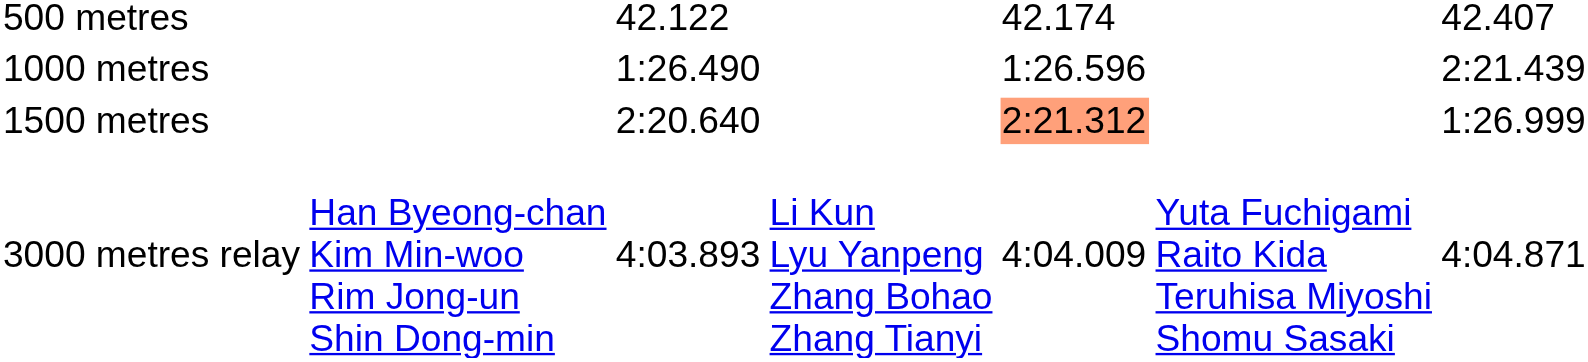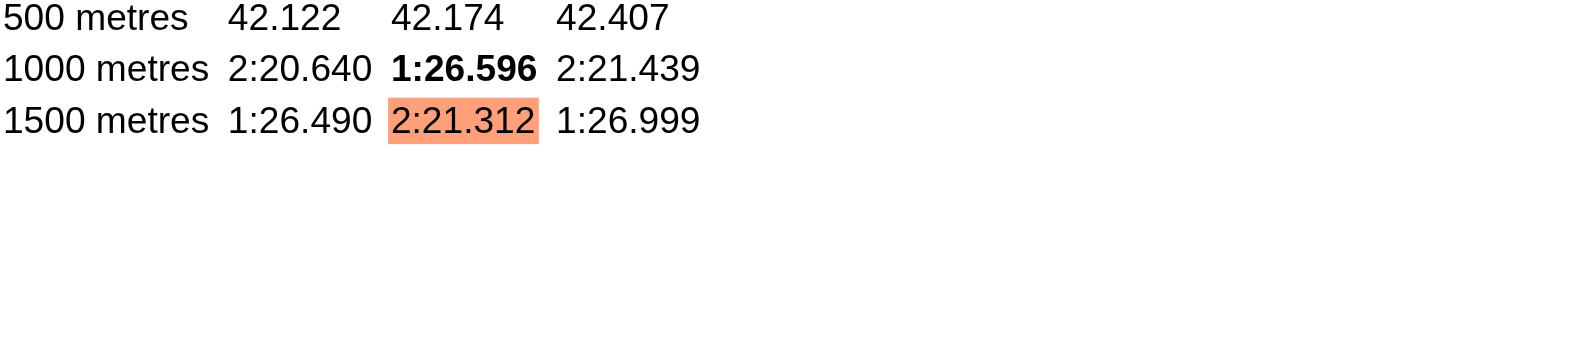(688, 69) 1:26.490 -> (300, 69) 2:20.640
(1074, 69) normal -> (464, 69) bold
(688, 120) 2:20.640 -> (300, 120) 1:26.490
- row: (152, 254)
